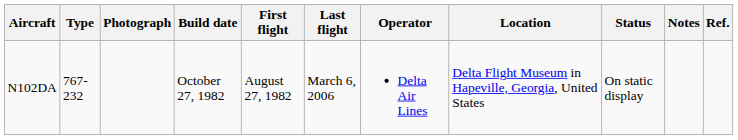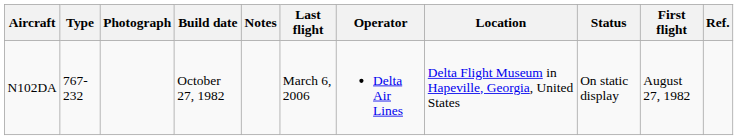columns swapped: (273, 22) <-> (684, 22)
